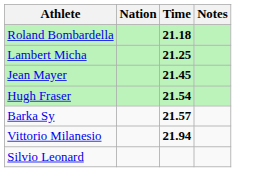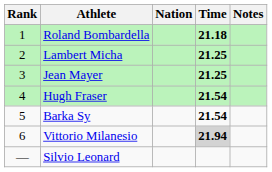+ column: (22, 14)
(177, 75) 21.45 -> (213, 75) 21.25
(177, 116) 21.57 -> (213, 116) 21.54
(177, 136) no background -> (213, 136) lightgrey background
